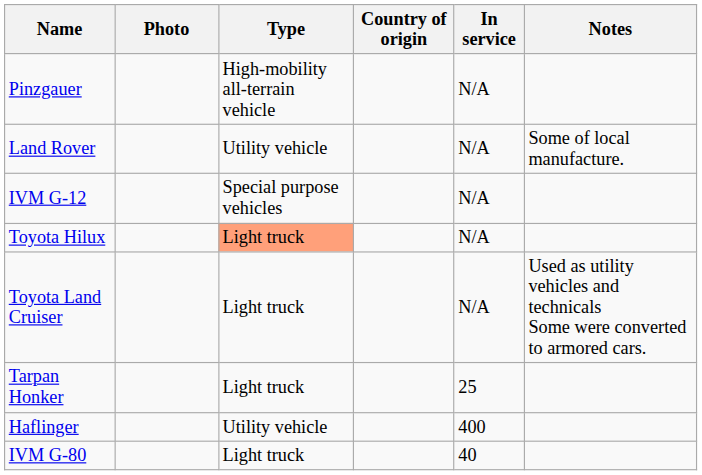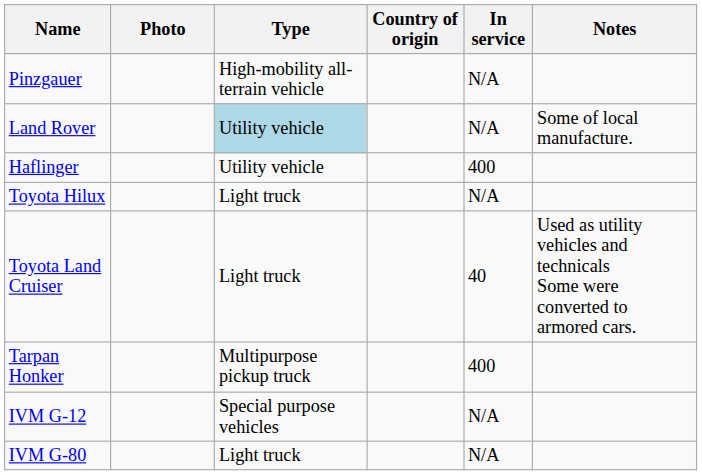(275, 148) no background -> (271, 128) lightblue background
rows swapped: (44, 426) <-> (48, 198)
(263, 237) lightsalmon background -> (260, 196) no background
(474, 307) N/A -> (477, 276) 40
(263, 387) Light truck -> (268, 366) Multipurpose pickup truck
(467, 387) 25 -> (482, 366) 400
(467, 455) 40 -> (484, 455) N/A
